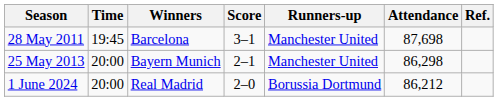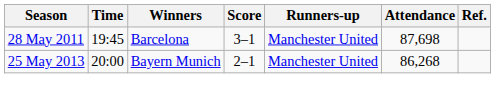(423, 61) 86,298 -> (420, 61) 86,268
- row: (43, 84)
